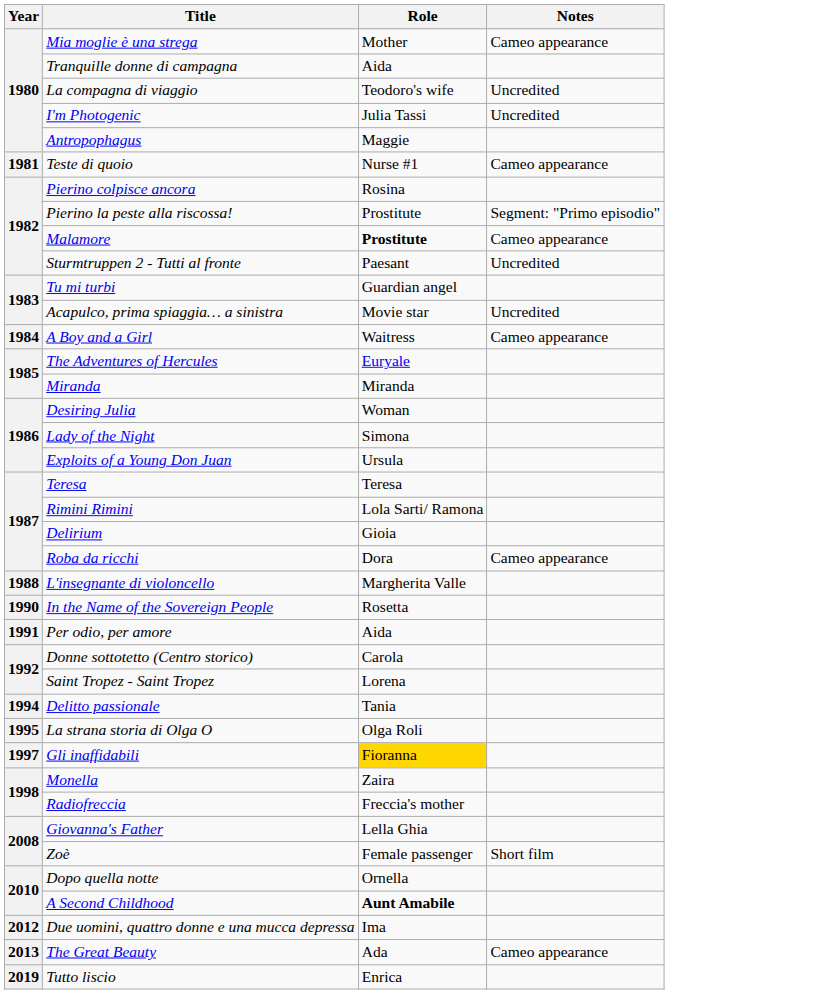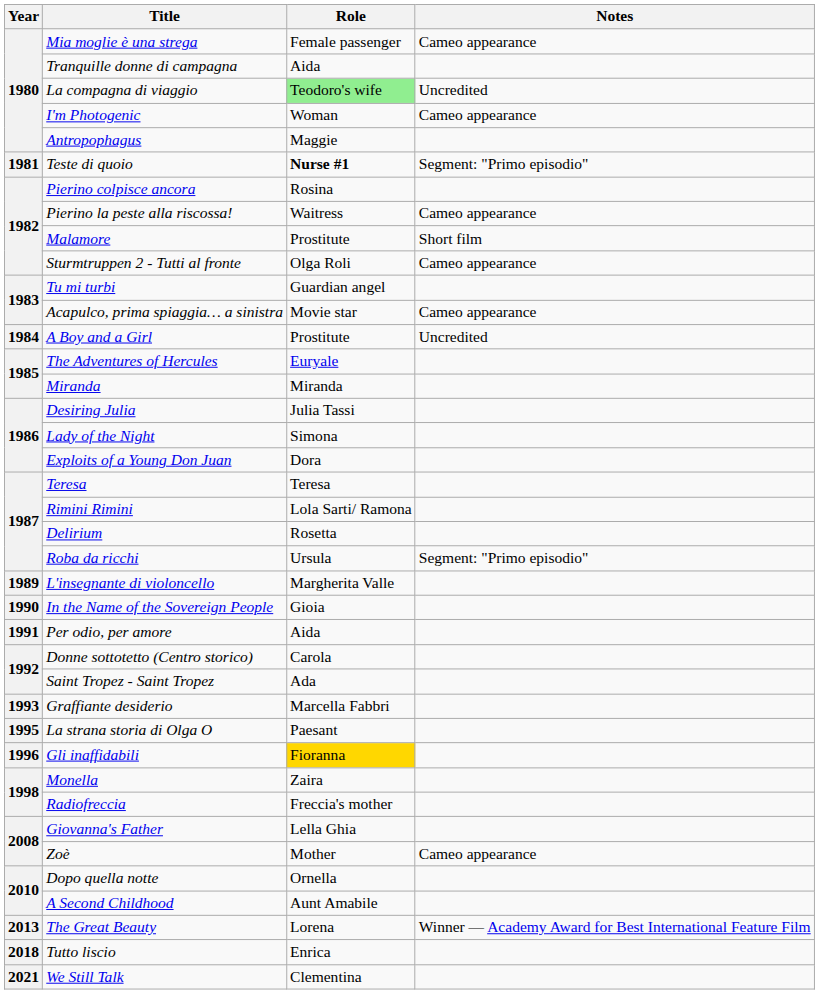(385, 41) Mother -> (345, 41) Female passenger
(408, 90) no background -> (336, 90) lightgreen background
(394, 115) Julia Tassi -> (314, 115) Woman
(525, 115) Uncredited -> (478, 115) Cameo appearance
(390, 164) normal -> (320, 164) bold
(549, 164) Cameo appearance -> (504, 164) Segment: "Primo episodio"
(391, 213) Prostitute -> (317, 213) Waitress
(575, 213) Segment: "Primo episodio" -> (478, 213) Cameo appearance
(394, 238) bold -> (320, 238) normal
(549, 238) Cameo appearance -> (451, 238) Short film
(385, 262) Paesant -> (321, 262) Olga Roli
(525, 262) Uncredited -> (478, 262) Cameo appearance
(525, 312) Uncredited -> (478, 312) Cameo appearance
(388, 336) Waitress -> (320, 336) Prostitute
(549, 336) Cameo appearance -> (453, 336) Uncredited
(386, 410) Woman -> (322, 410) Julia Tassi
(382, 459) Ursula -> (306, 459) Dora
(379, 533) Gioia -> (313, 533) Rosetta
(377, 558) Dora -> (311, 558) Ursula
(549, 558) Cameo appearance -> (504, 558) Segment: "Primo episodio"
(24, 582) 1988 -> (24, 582) 1989
(385, 607) Rosetta -> (307, 607) Gioia
(384, 681) Lorena -> (303, 681) Ada
+ row: (109, 705)
- row: (103, 705)
(392, 730) Olga Roli -> (314, 730) Paesant
(24, 755) 1997 -> (24, 755) 1996
(417, 853) Female passenger -> (313, 853) Mother
(522, 853) Short film -> (478, 853) Cameo appearance
(408, 902) bold -> (334, 902) normal
- row: (200, 927)
(375, 952) Ada -> (312, 927) Lorena
(549, 952) Cameo appearance -> (615, 927) Winner — Academy Award for Best International Feature Film
(24, 976) 2019 -> (24, 952) 2018
+ row: (85, 976)
